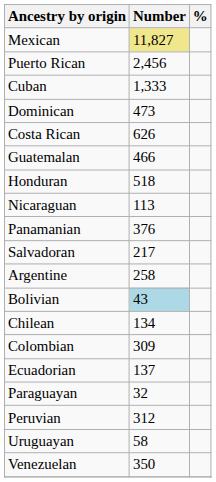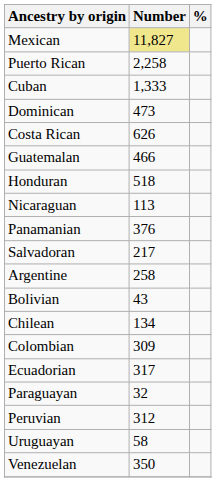(150, 63) 2,456 -> (150, 63) 2,258
(140, 299) lightblue background -> (140, 299) no background
(144, 370) 137 -> (144, 370) 317
